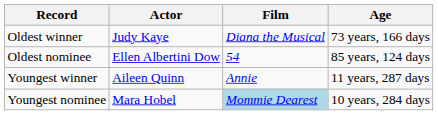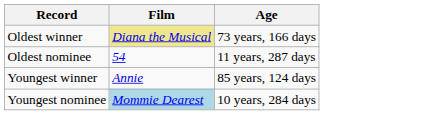- column: (166, 15)
(275, 36) no background -> (162, 36) khaki background
(380, 57) 85 years, 124 days -> (266, 57) 11 years, 287 days
(380, 78) 11 years, 287 days -> (267, 78) 85 years, 124 days
